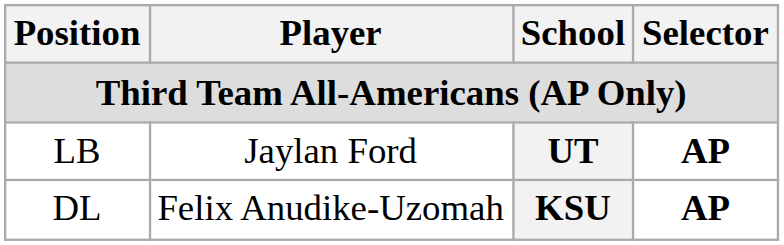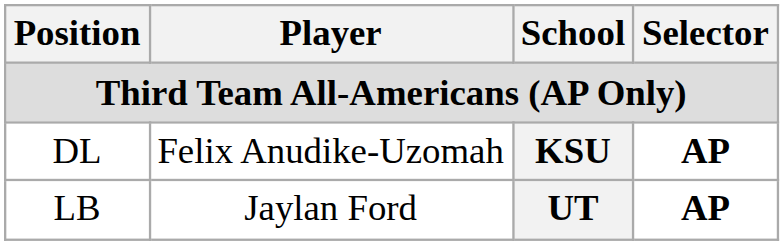rows swapped: (77, 208) <-> (77, 150)
